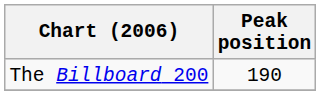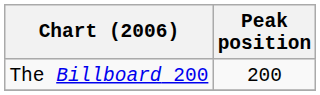(264, 75) 190 -> (264, 75) 200
